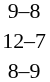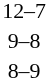rows swapped: (24, 10) <-> (24, 40)
